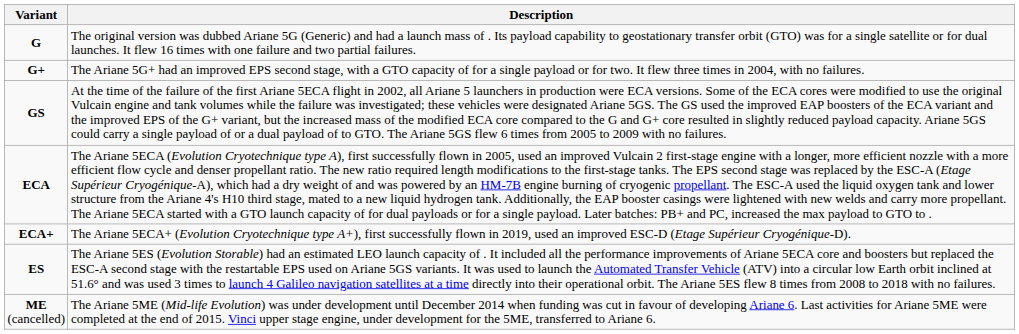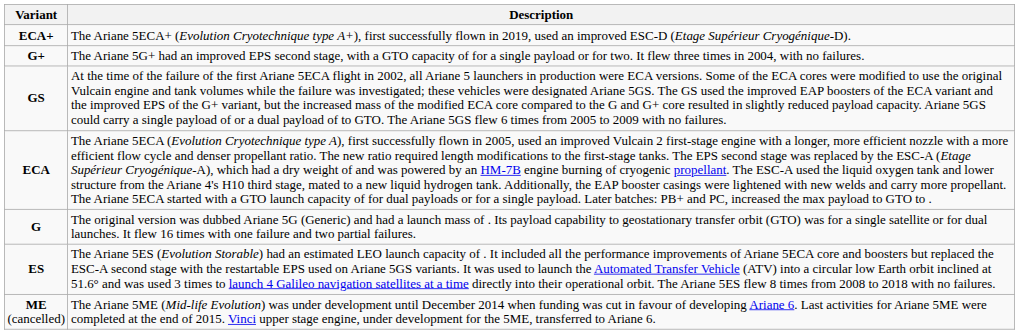rows swapped: (36, 42) <-> (36, 234)
